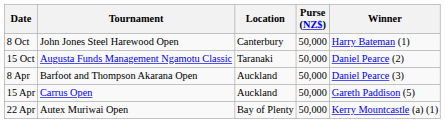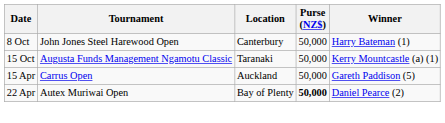(368, 59) Daniel Pearce (2) -> (385, 59) Kerry Mountcastle (a) (1)
- row: (18, 76)
(313, 110) normal -> (313, 93) bold
(385, 110) Kerry Mountcastle (a) (1) -> (368, 93) Daniel Pearce (2)
